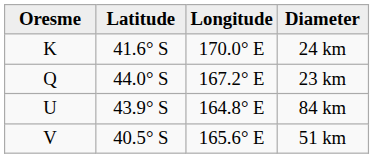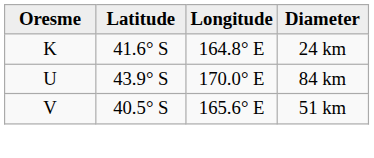(232, 49) 170.0° E -> (232, 49) 164.8° E
- row: (322, 78)
(232, 108) 164.8° E -> (232, 78) 170.0° E
